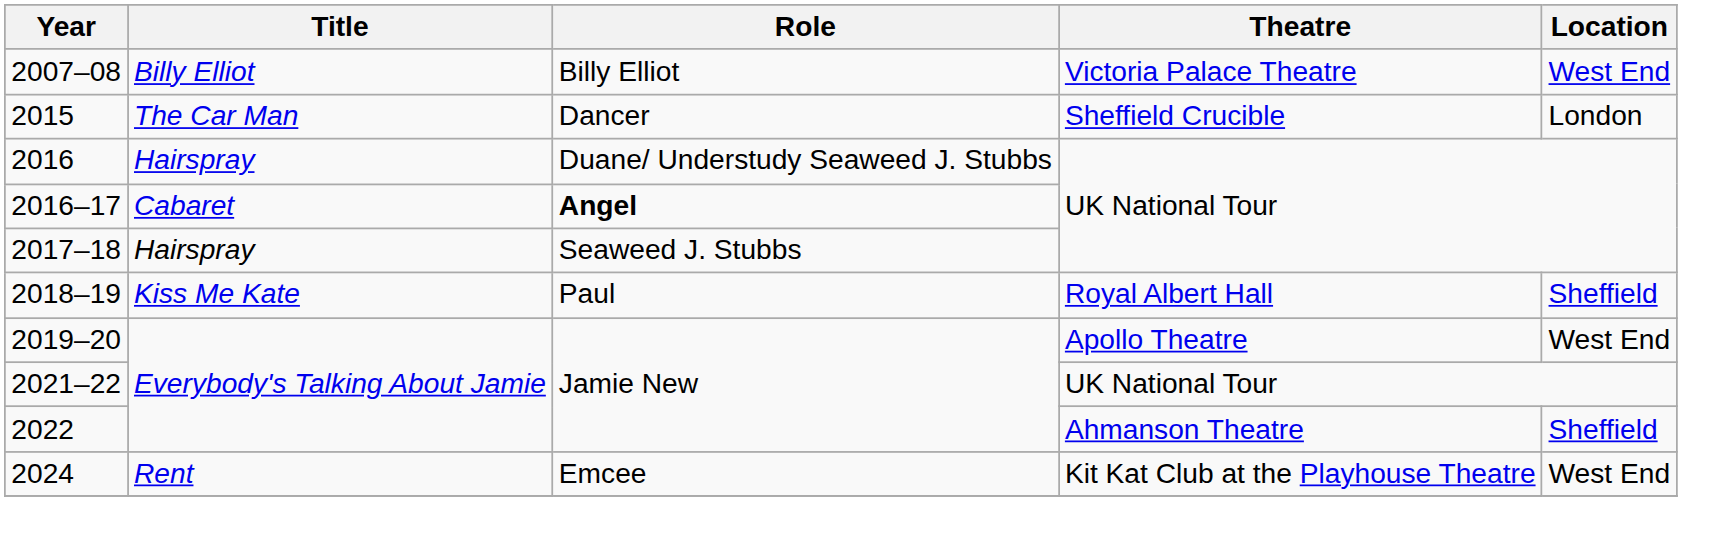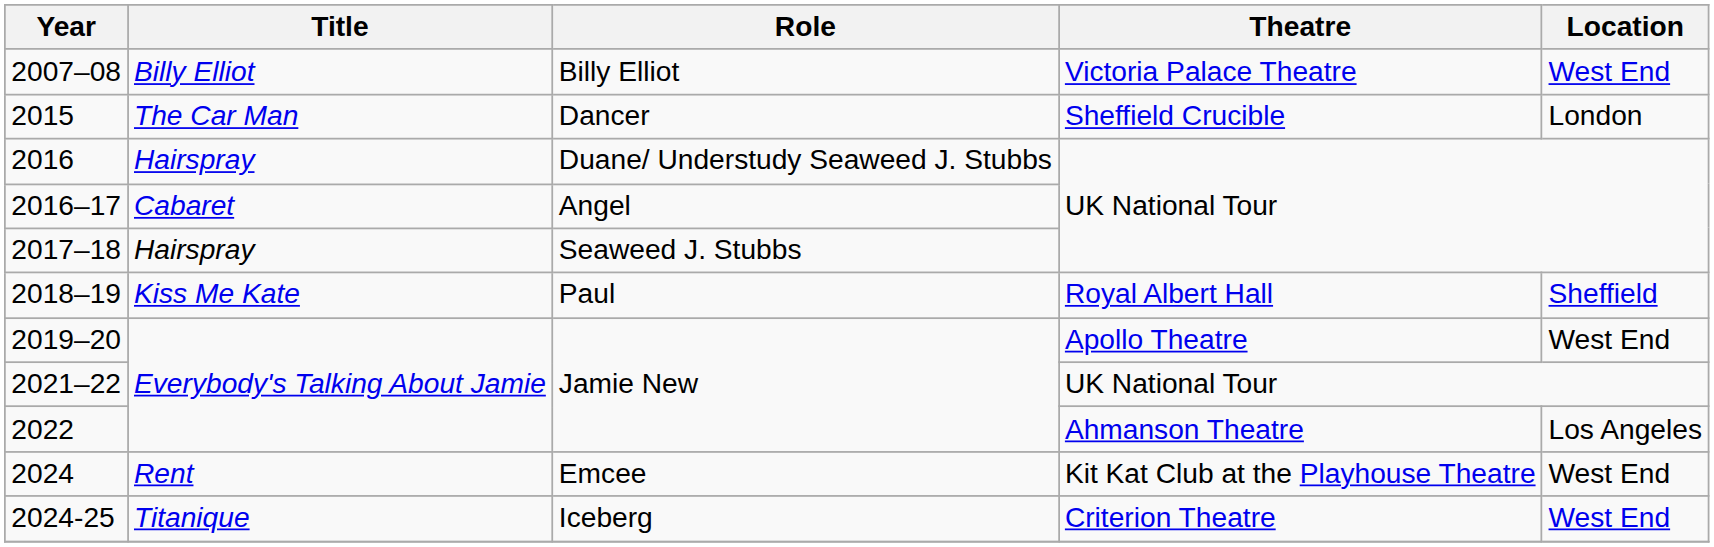(598, 205) bold -> (595, 205) normal
(1603, 428) Sheffield -> (1625, 428) Los Angeles
+ row: (63, 518)
